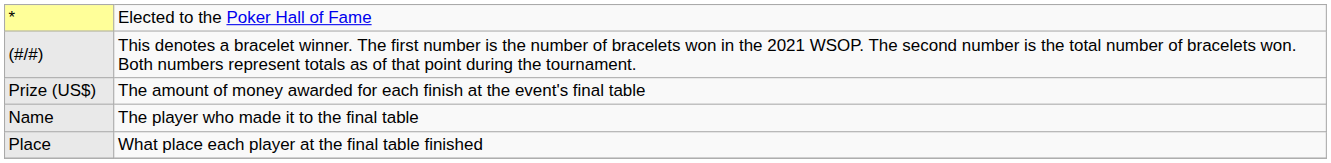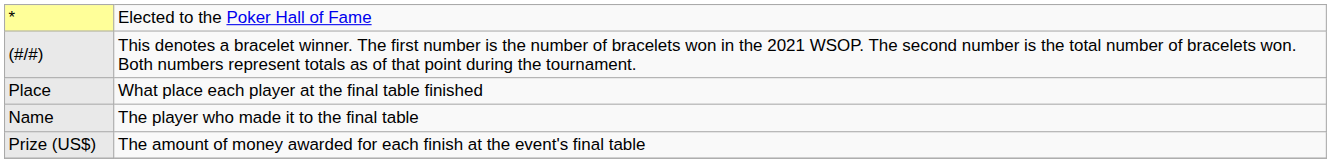rows swapped: (30, 144) <-> (52, 90)
